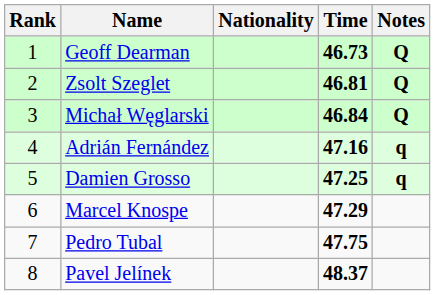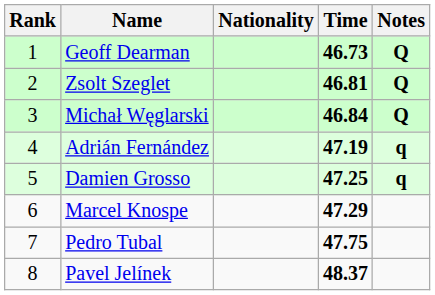(345, 147) 47.16 -> (345, 147) 47.19
